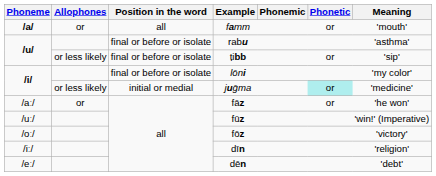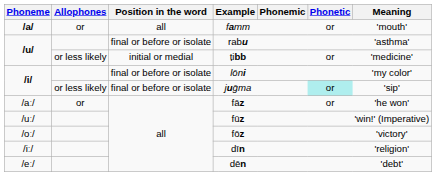(161, 57) final or before or isolate -> (161, 57) initial or medial
(392, 57) 'sip' -> (392, 57) 'medicine'
(161, 88) initial or medial -> (161, 88) final or before or isolate
(392, 88) 'medicine' -> (392, 88) 'sip'
